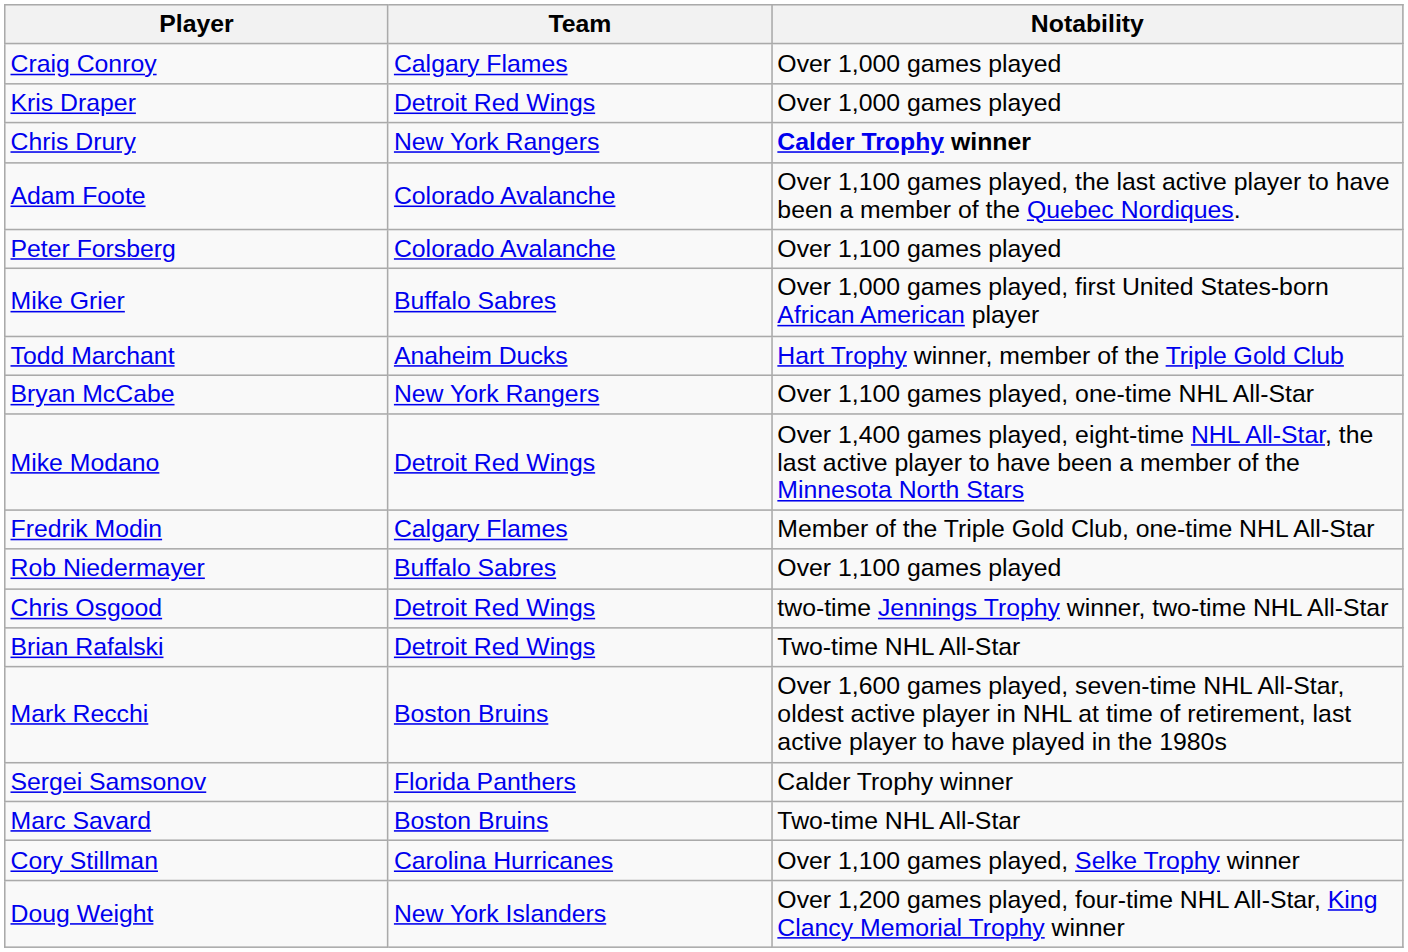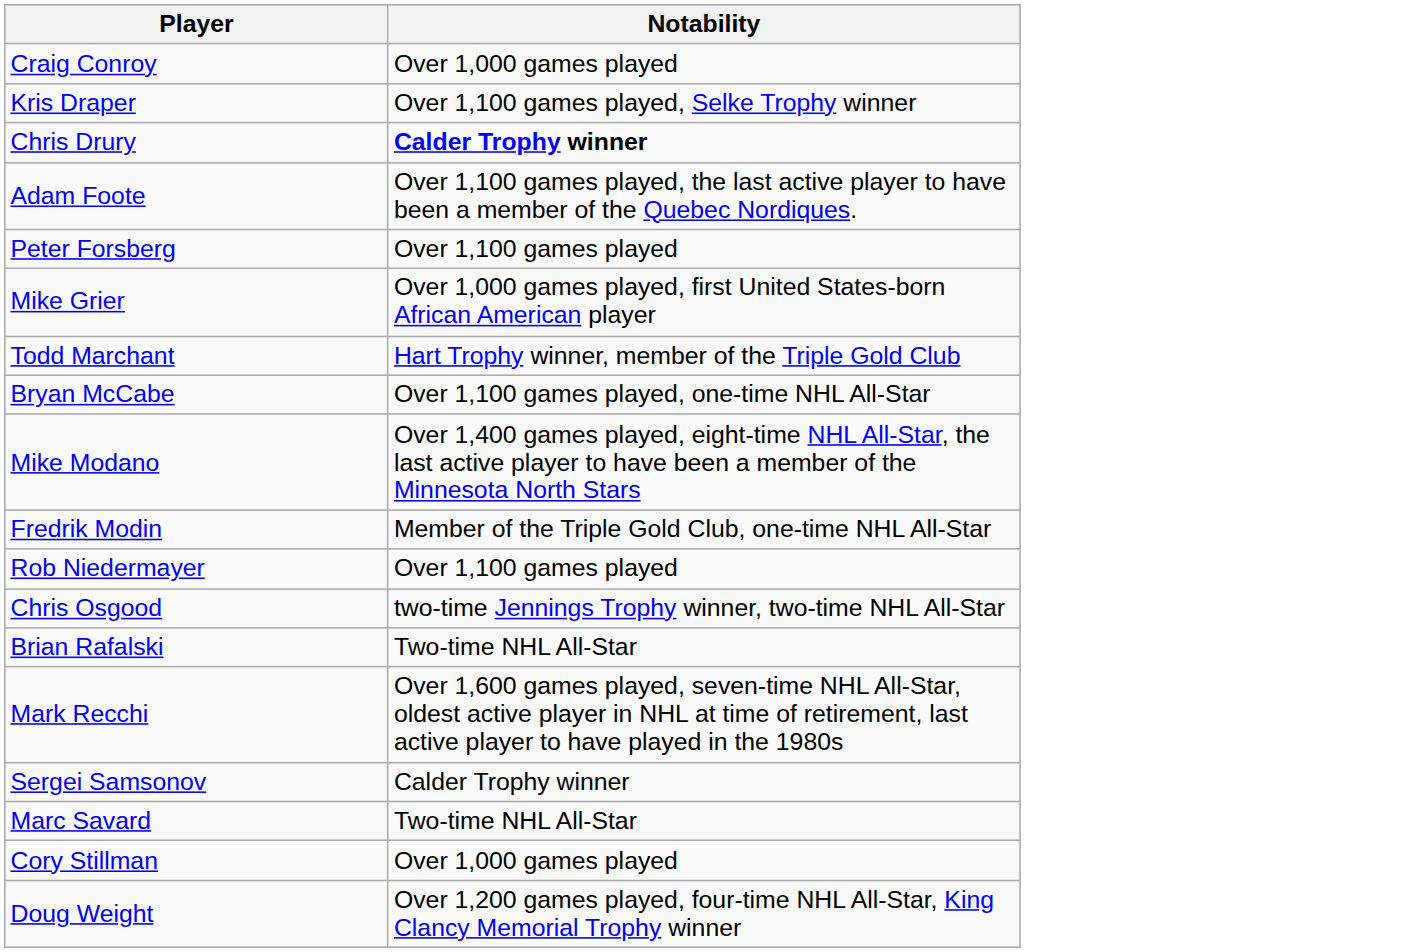- column: (580, 24)
(919, 102) Over 1,000 games played -> (655, 102) Over 1,100 games played, Selke Trophy winner
(1039, 860) Over 1,100 games played, Selke Trophy winner -> (536, 860) Over 1,000 games played
